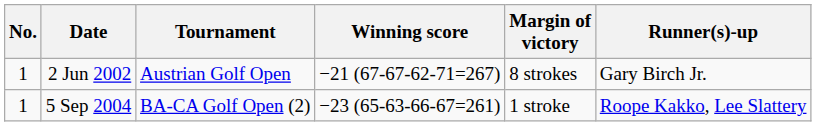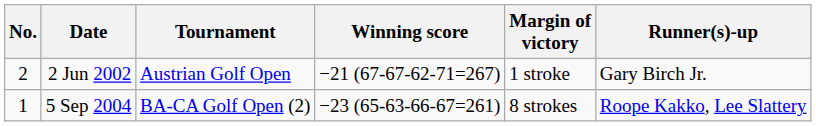(23, 74) 1 -> (23, 74) 2
(543, 74) 8 strokes -> (540, 74) 1 stroke
(540, 105) 1 stroke -> (543, 105) 8 strokes
